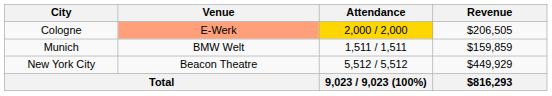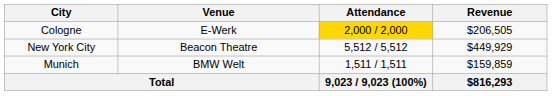(219, 30) lightsalmon background -> (219, 30) no background
rows swapped: (61, 64) <-> (61, 47)
